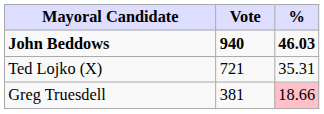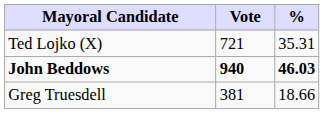rows swapped: (59, 43) <-> (55, 69)
(297, 95) pink background -> (297, 95) no background
